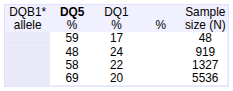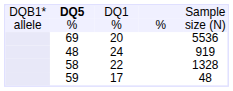rows swapped: (72, 78) <-> (72, 38)
(205, 65) 1327 -> (205, 65) 1328
